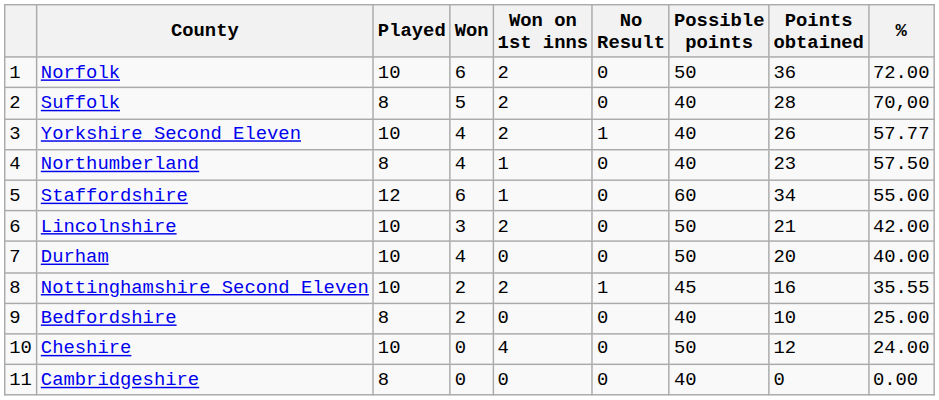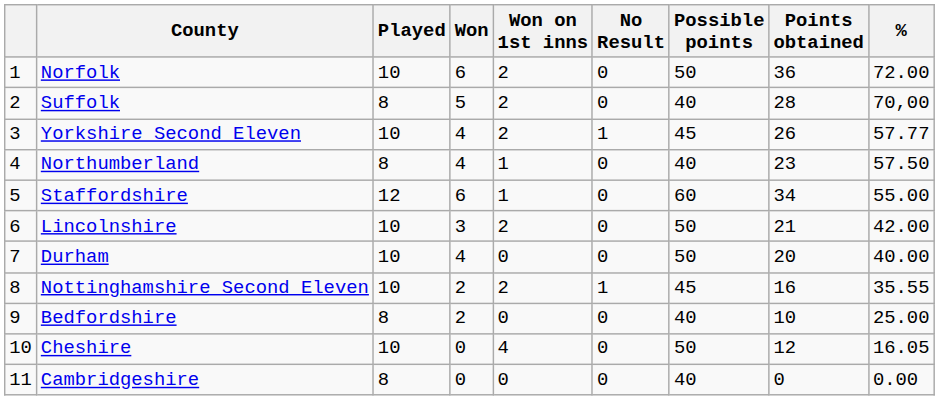(685, 134) 40 -> (685, 134) 45
(901, 349) 24.00 -> (901, 349) 16.05
